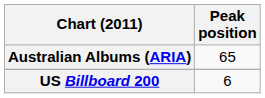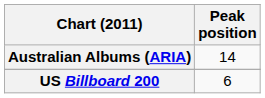(227, 57) 65 -> (227, 57) 14
